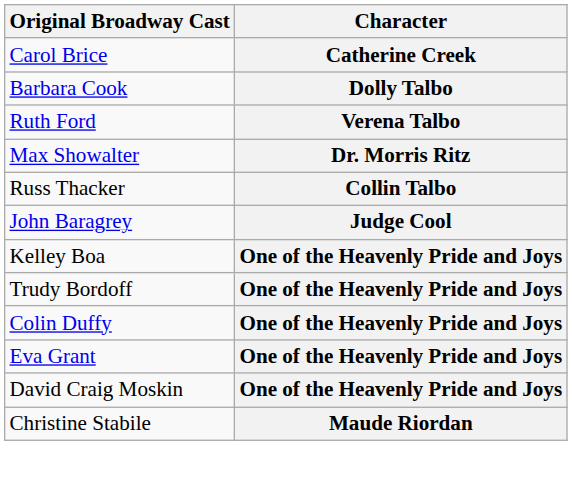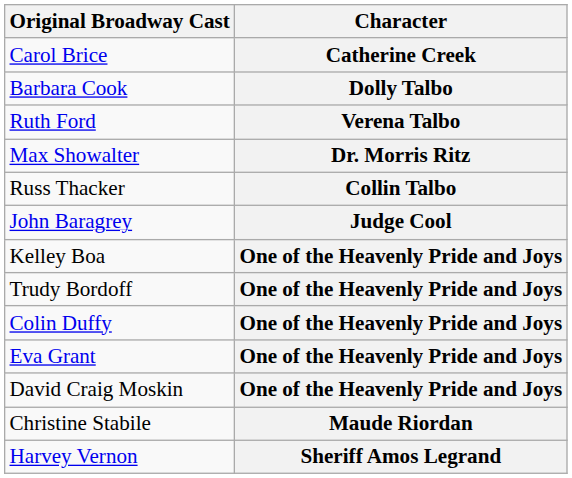+ row: (74, 456)
